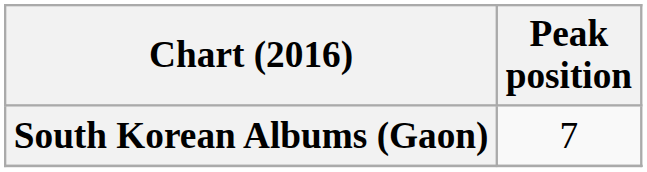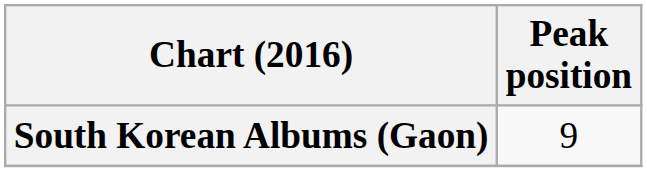(569, 135) 7 -> (569, 135) 9
